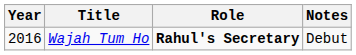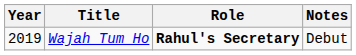(25, 39) 2016 -> (25, 39) 2019
